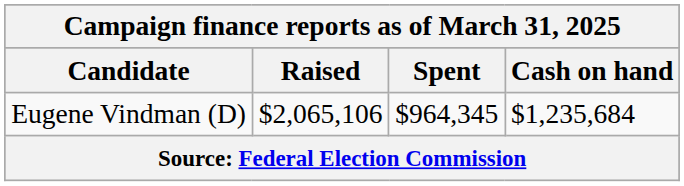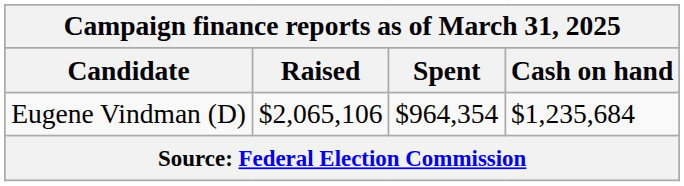(447, 113) $964,345 -> (447, 113) $964,354
